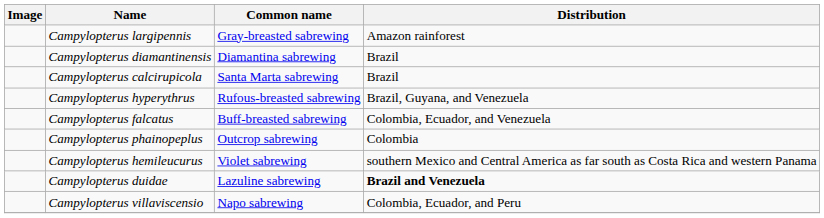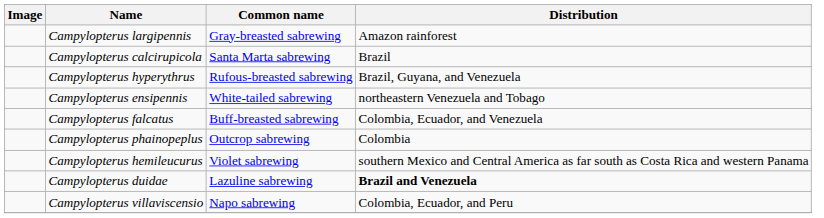- row: (130, 56)
+ row: (118, 98)
